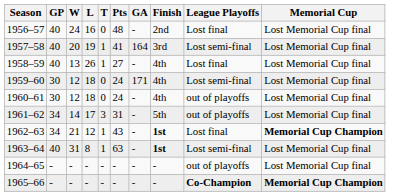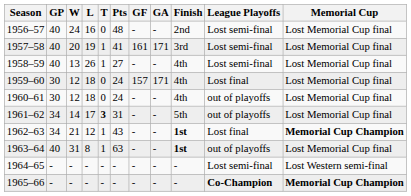+ column: (140, 13)
(207, 30) Lost final -> (240, 30) Lost semi-final
(140, 47) 164 -> (161, 47) 171
(207, 64) Lost final -> (240, 64) Lost semi-final
(219, 81) Lost semi-final -> (228, 81) Lost final
(103, 115) normal -> (103, 115) bold
(219, 149) Lost semi-final -> (239, 149) out of playoffs
(218, 166) out of playoffs -> (240, 166) Lost semi-final
(318, 166) Lost Memorial Cup final -> (336, 166) Lost Western semi-final
